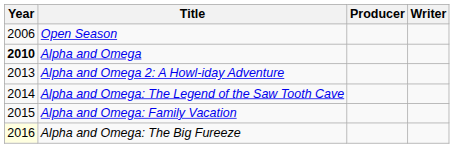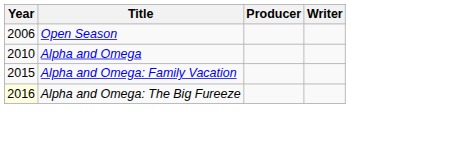(21, 53) bold -> (21, 53) normal
- row: (163, 73)
- row: (192, 93)
